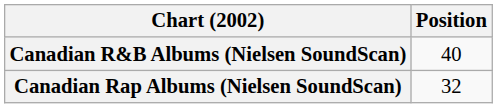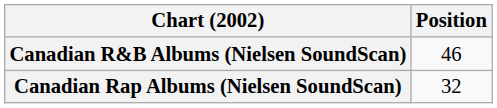(451, 53) 40 -> (451, 53) 46
